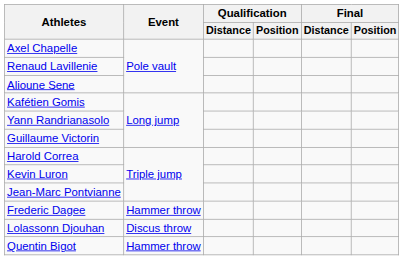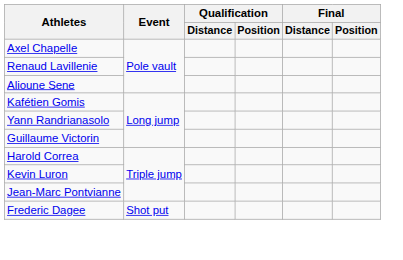(163, 210) Hammer throw -> (147, 210) Shot put
- row: (56, 228)
- row: (42, 246)
